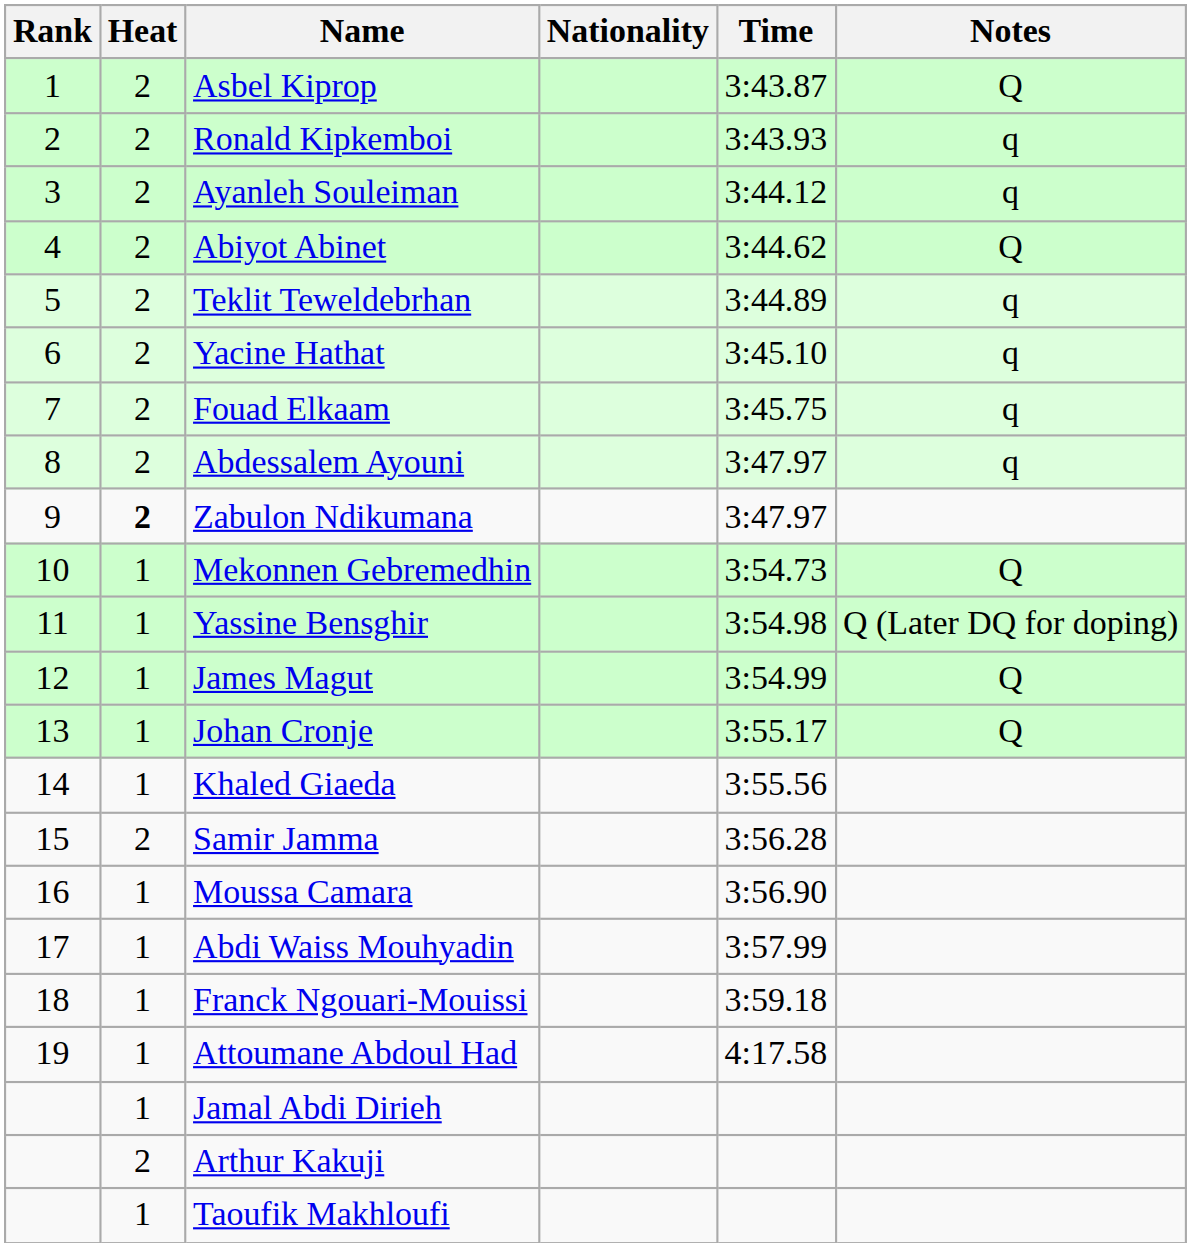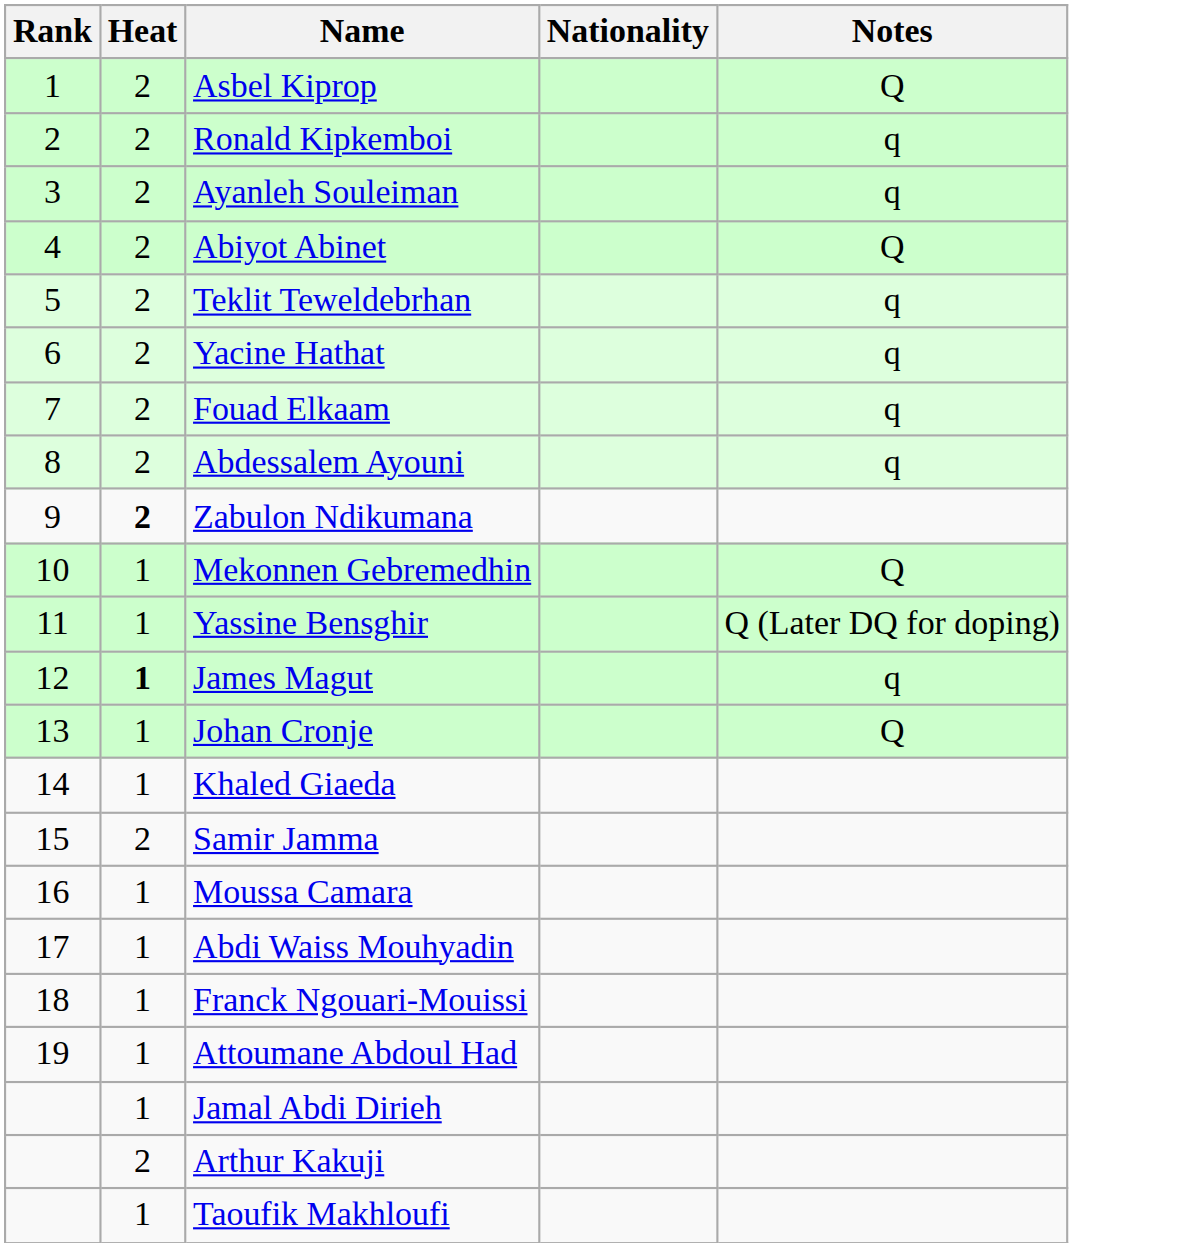- column: (776, 31)
(143, 676) normal -> (143, 676) bold
(1011, 676) Q -> (892, 676) q
